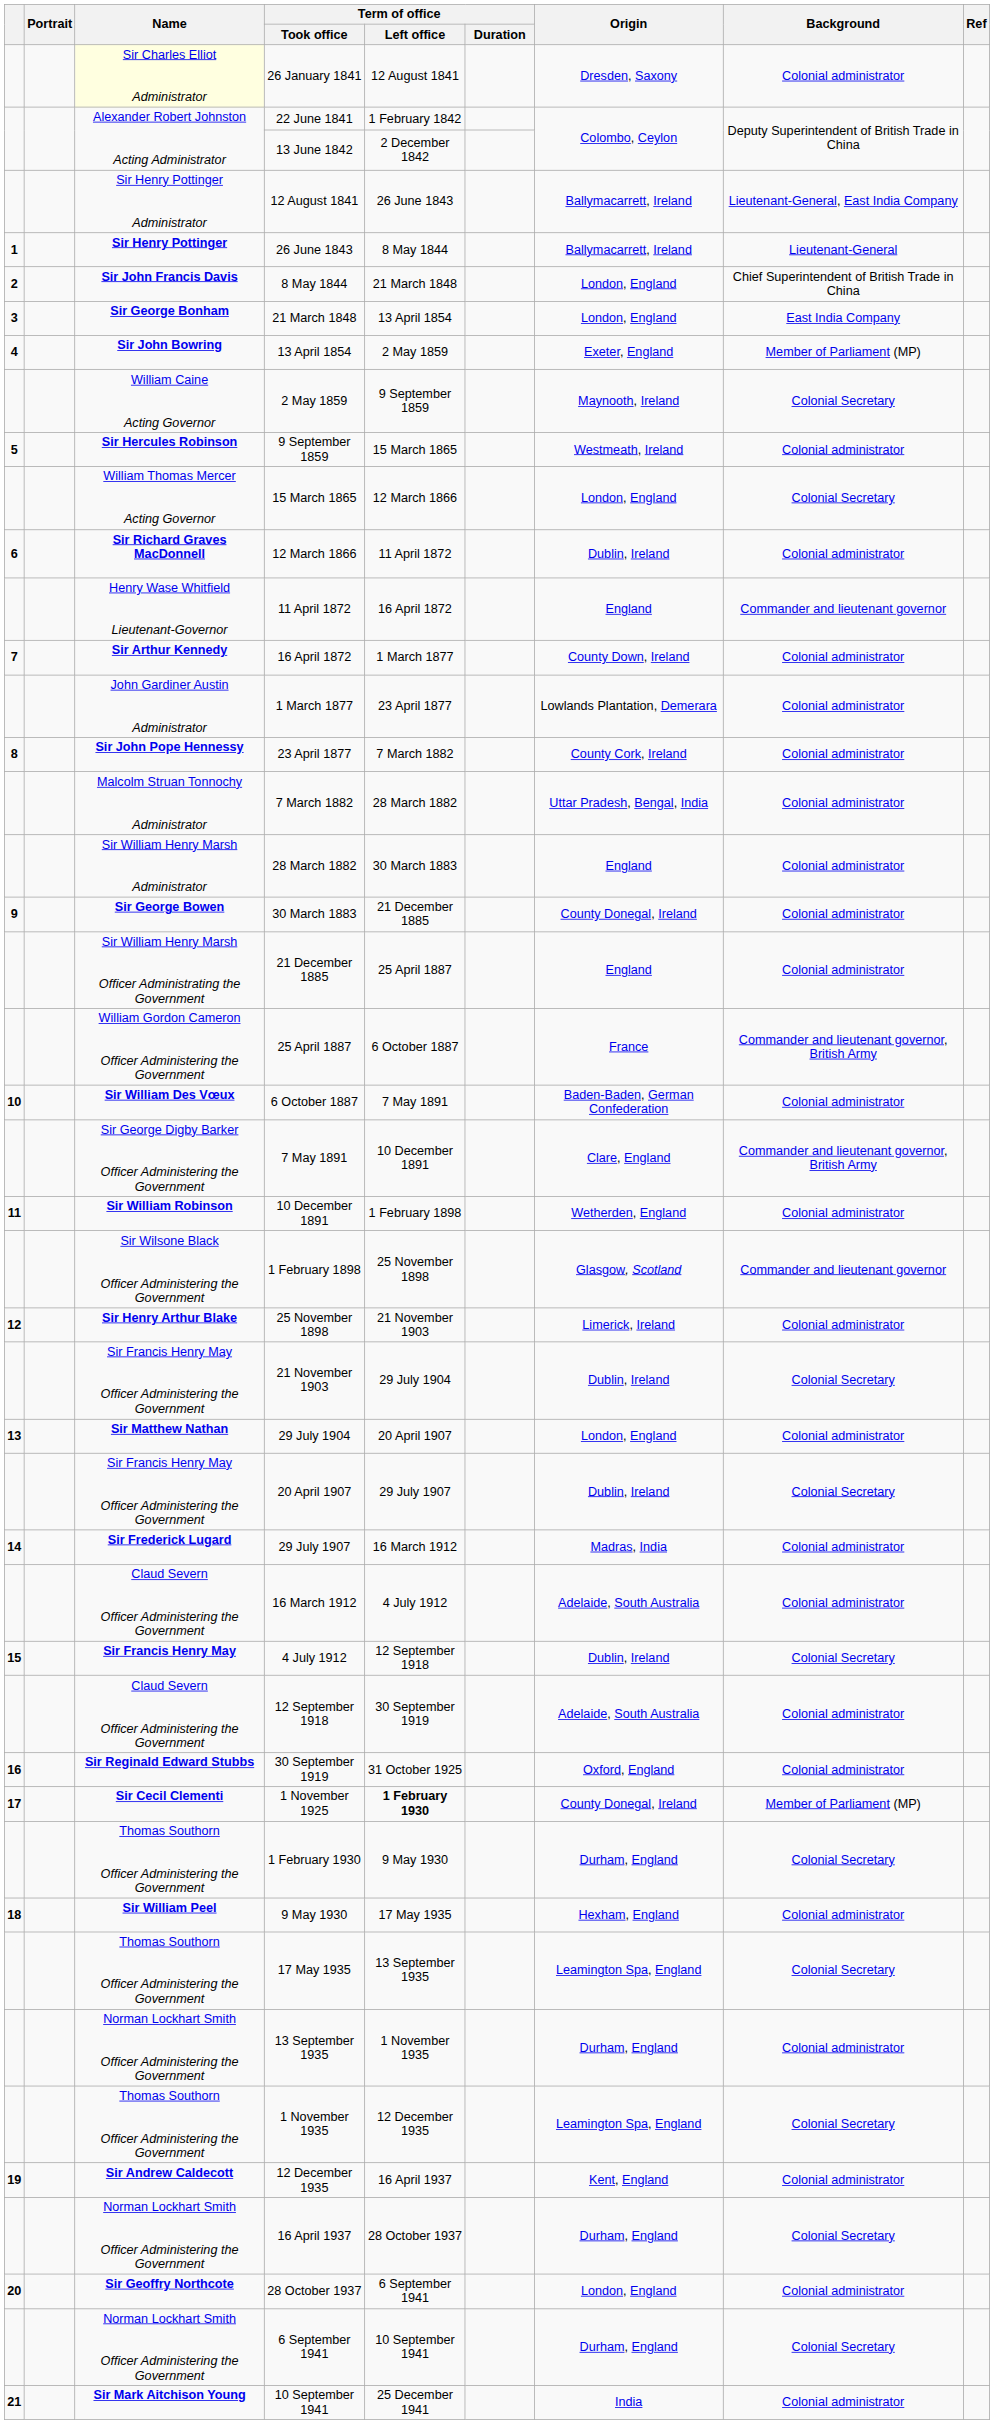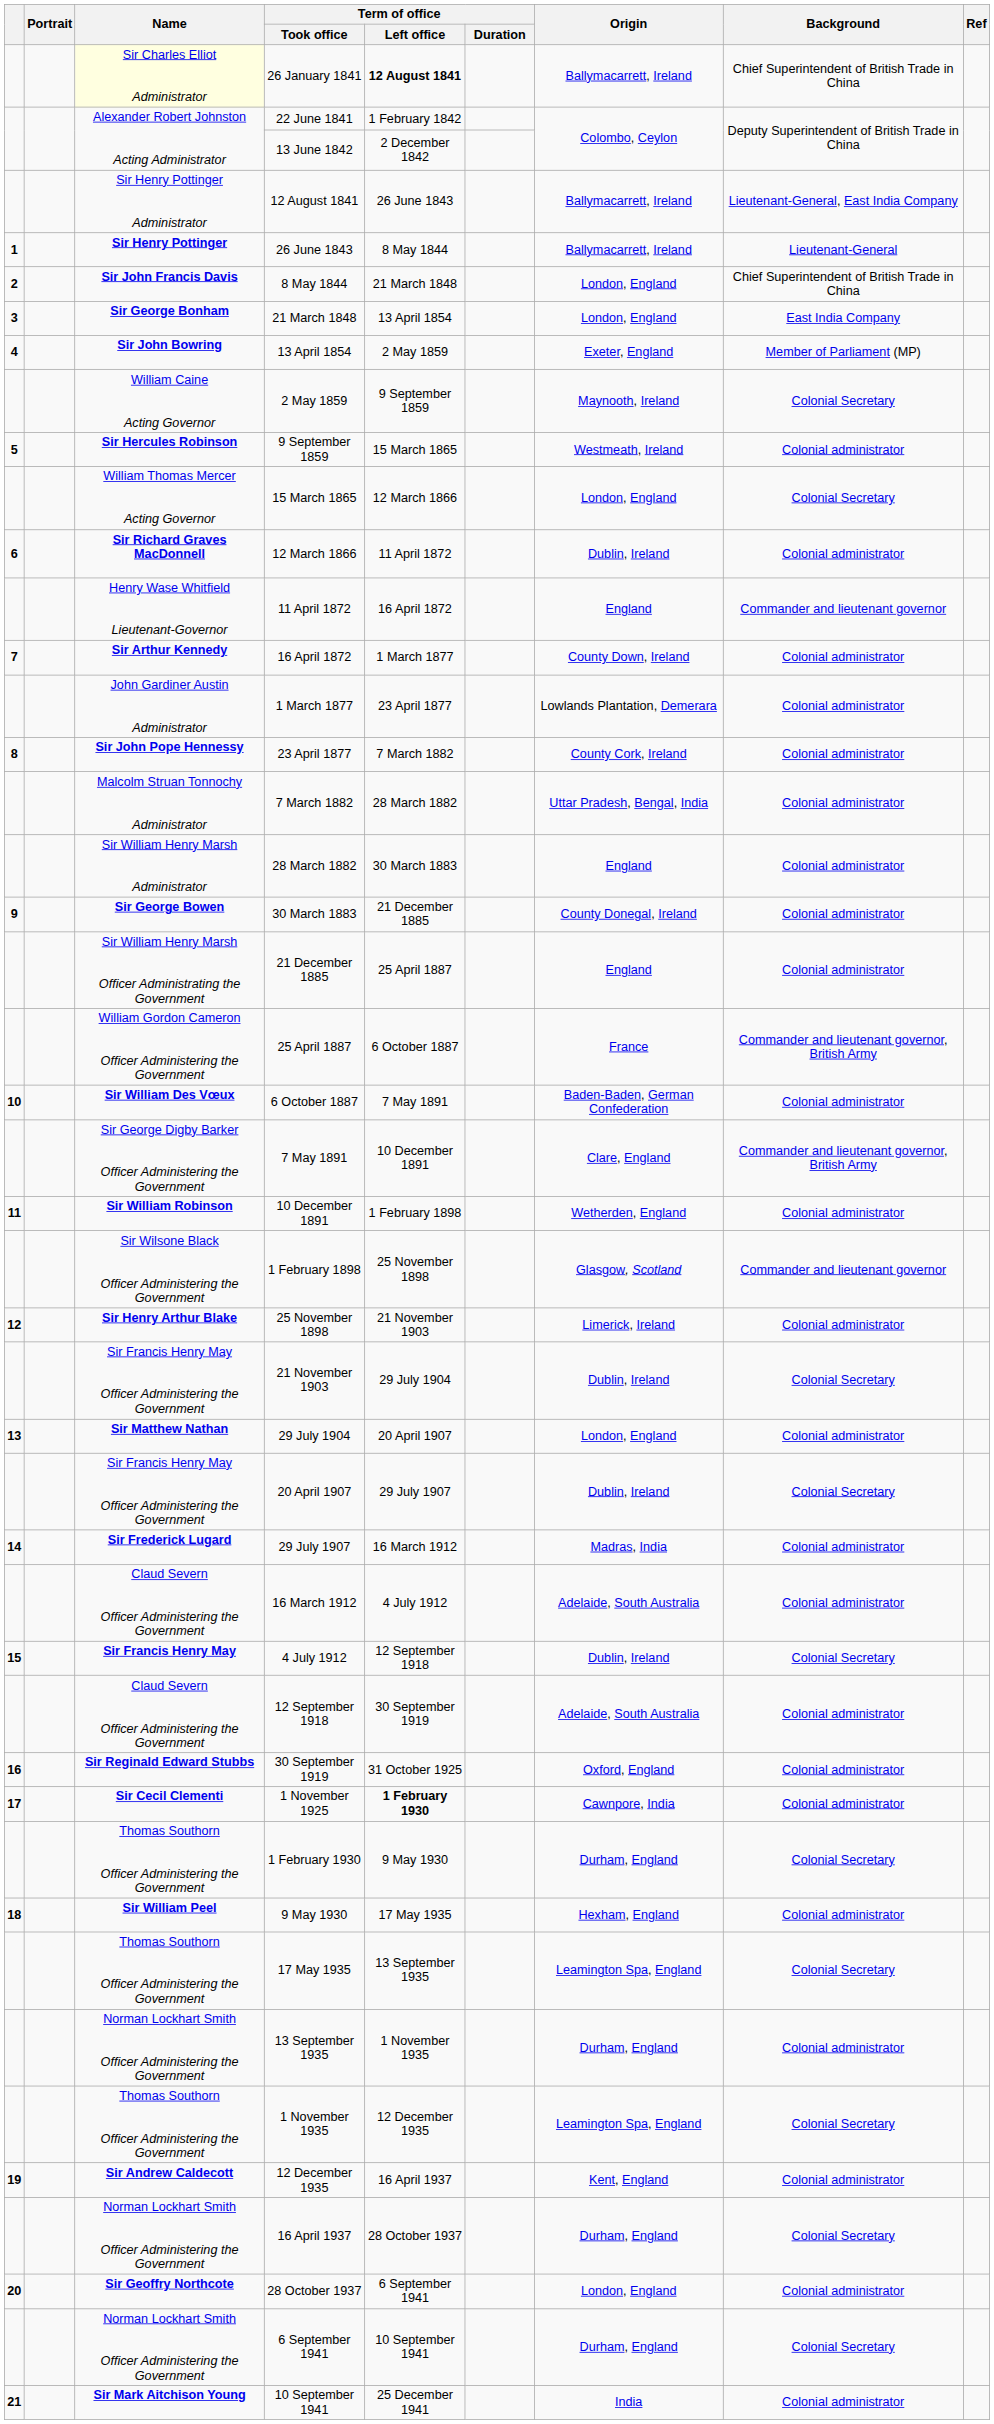(415, 75) normal -> (415, 75) bold
(629, 75) Dresden, Saxony -> (629, 75) Ballymacarrett, Ireland
(843, 75) Colonial administrator -> (843, 75) Chief Superintendent of British Trade in China
(629, 1803) County Donegal, Ireland -> (629, 1803) Cawnpore, India
(843, 1803) Member of Parliament (MP) -> (843, 1803) Colonial administrator
